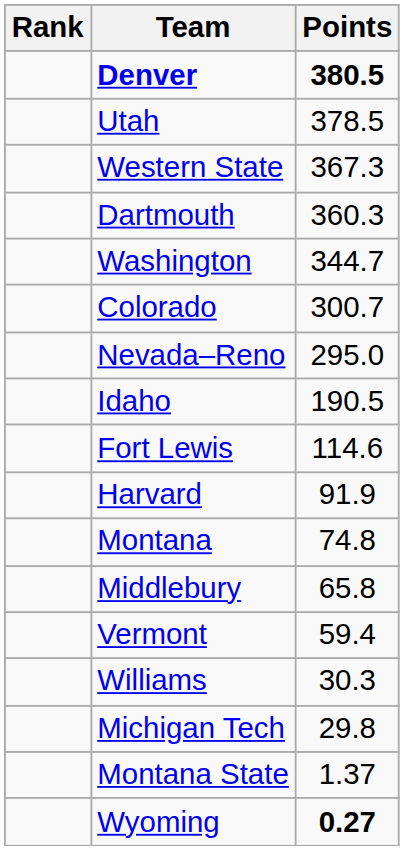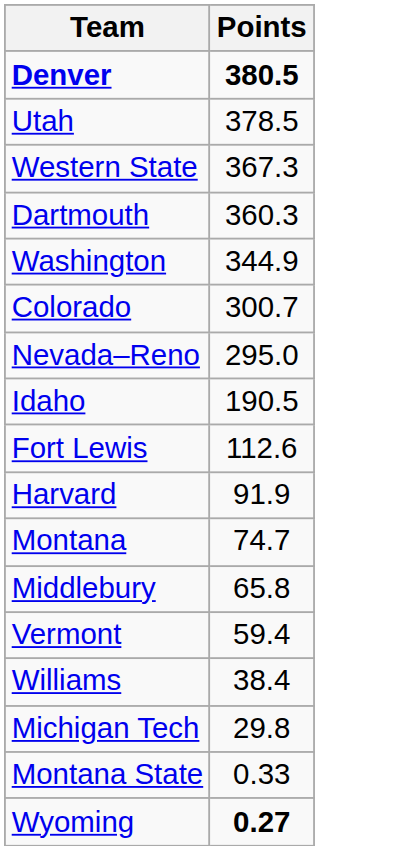- column: (48, 27)
(347, 261) 344.7 -> (262, 261) 344.9
(347, 448) 114.6 -> (262, 448) 112.6
(347, 541) 74.8 -> (262, 541) 74.7
(347, 681) 30.3 -> (262, 681) 38.4
(347, 774) 1.37 -> (262, 774) 0.33
